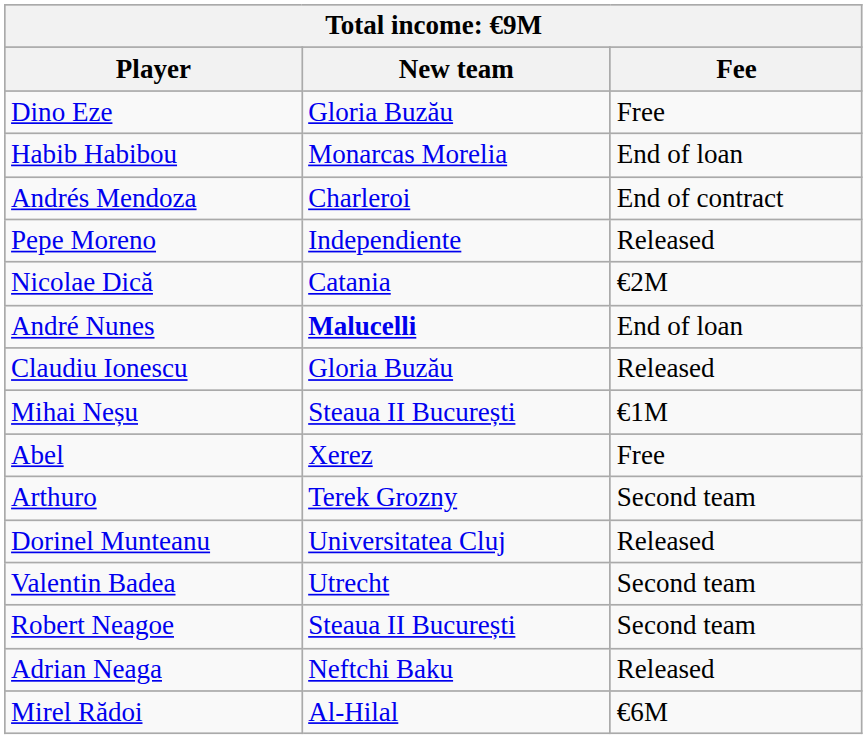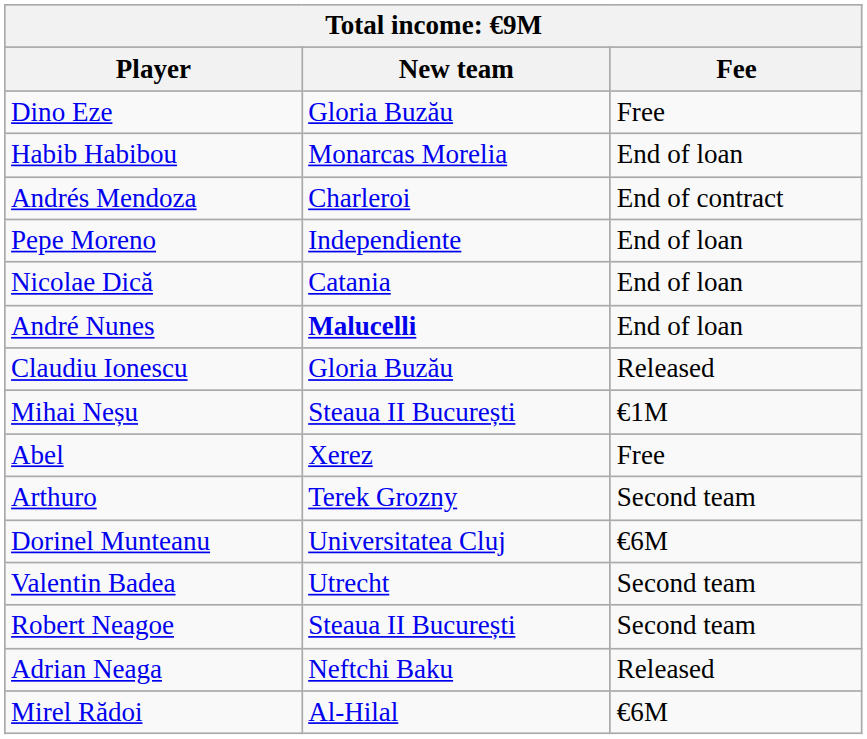(666, 240) Released -> (680, 240) End of loan
(642, 283) €2M -> (680, 283) End of loan
(666, 540) Released -> (642, 540) €6M
